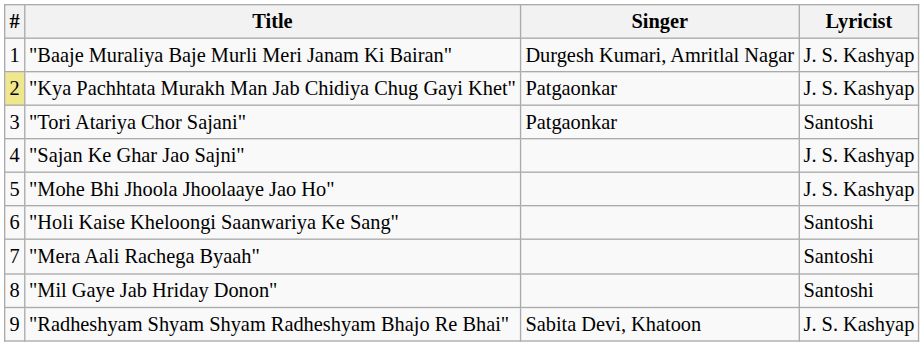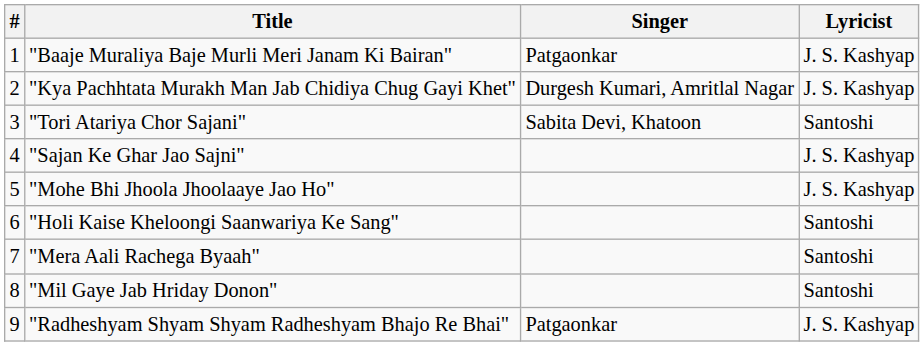(660, 55) Durgesh Kumari, Amritlal Nagar -> (571, 55) Patgaonkar
(14, 88) khaki background -> (14, 88) no background
(571, 88) Patgaonkar -> (660, 88) Durgesh Kumari, Amritlal Nagar
(571, 122) Patgaonkar -> (613, 122) Sabita Devi, Khatoon
(613, 323) Sabita Devi, Khatoon -> (571, 323) Patgaonkar
